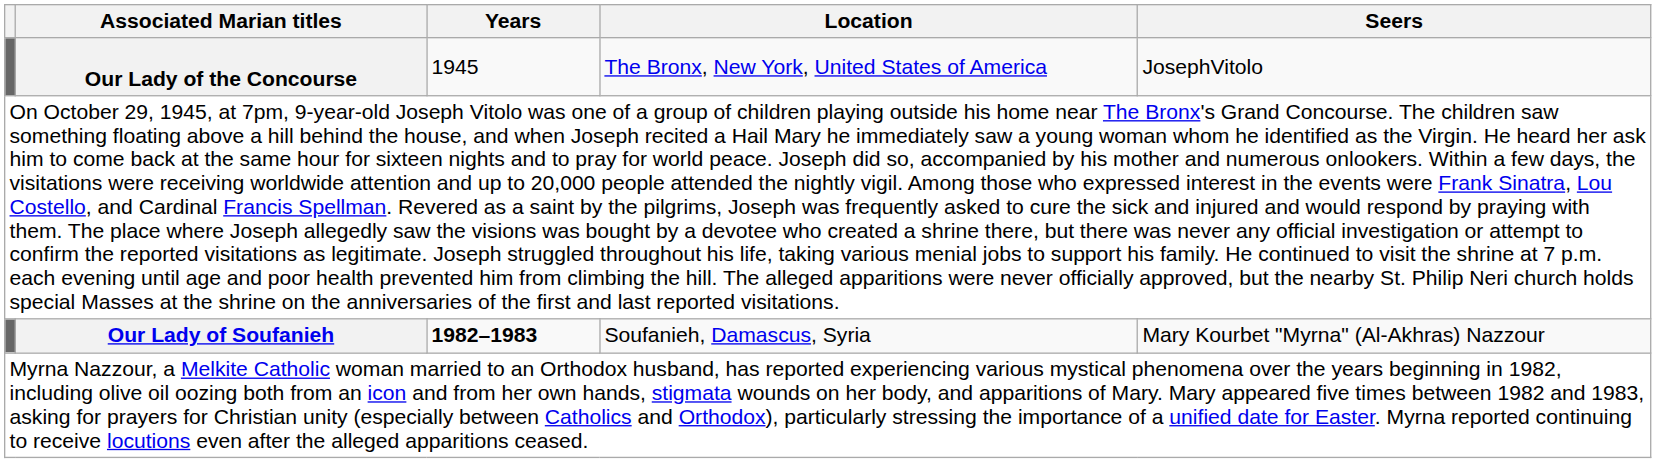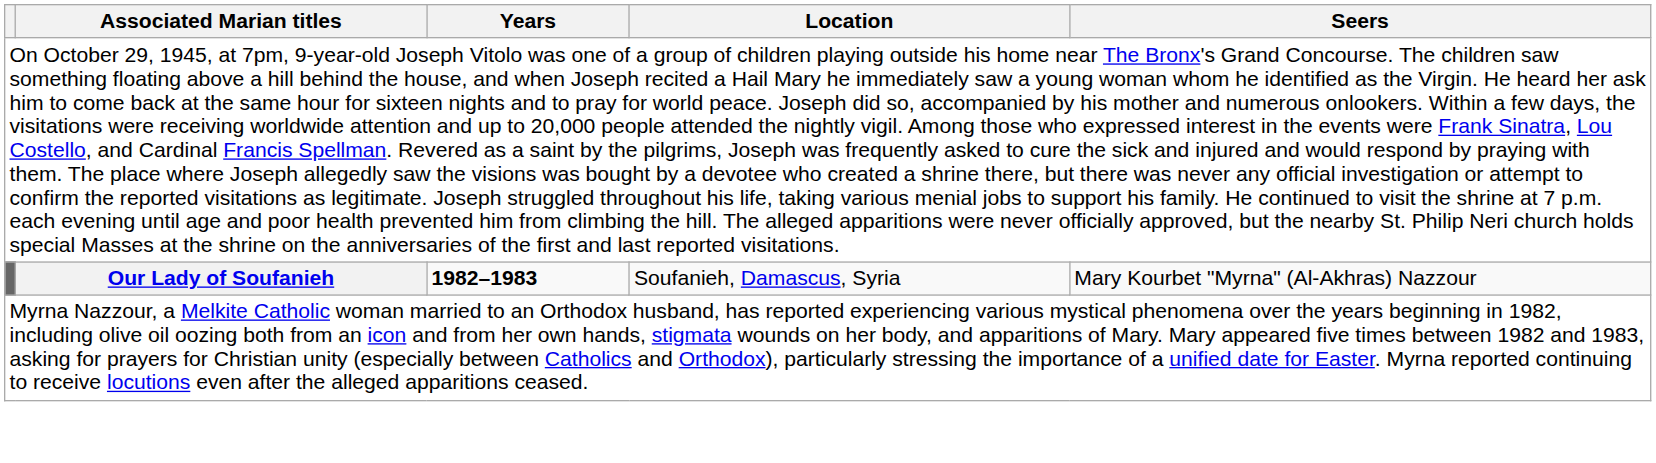- row: (221, 78)
